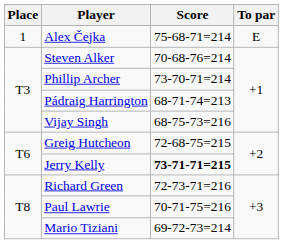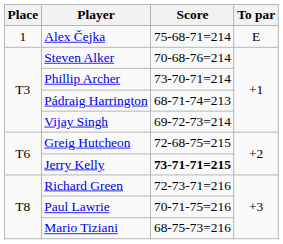(192, 121) 68-75-73=216 -> (192, 121) 69-72-73=214
(192, 228) 69-72-73=214 -> (192, 228) 68-75-73=216
